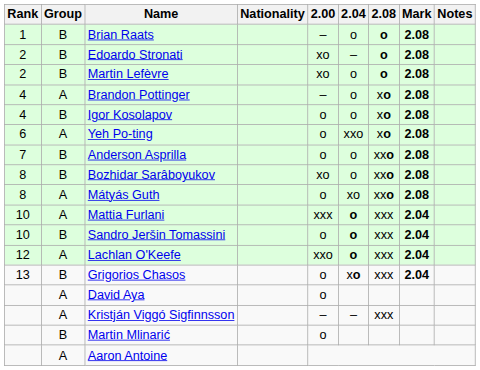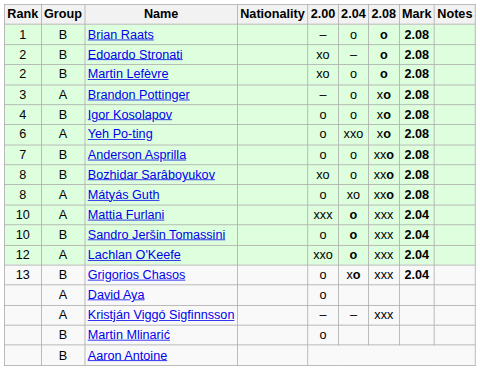(23, 94) 4 -> (23, 94) 3
(63, 355) A -> (63, 355) B
